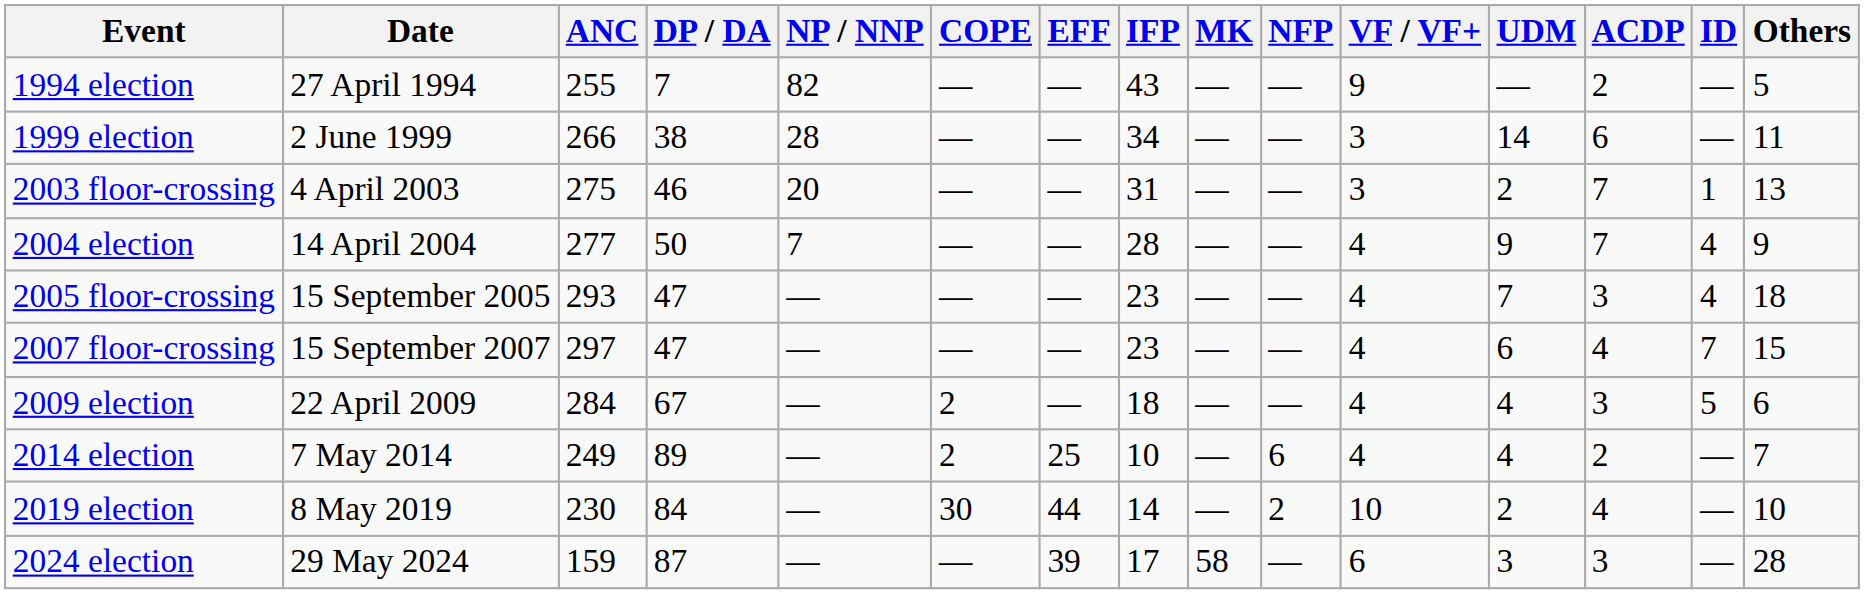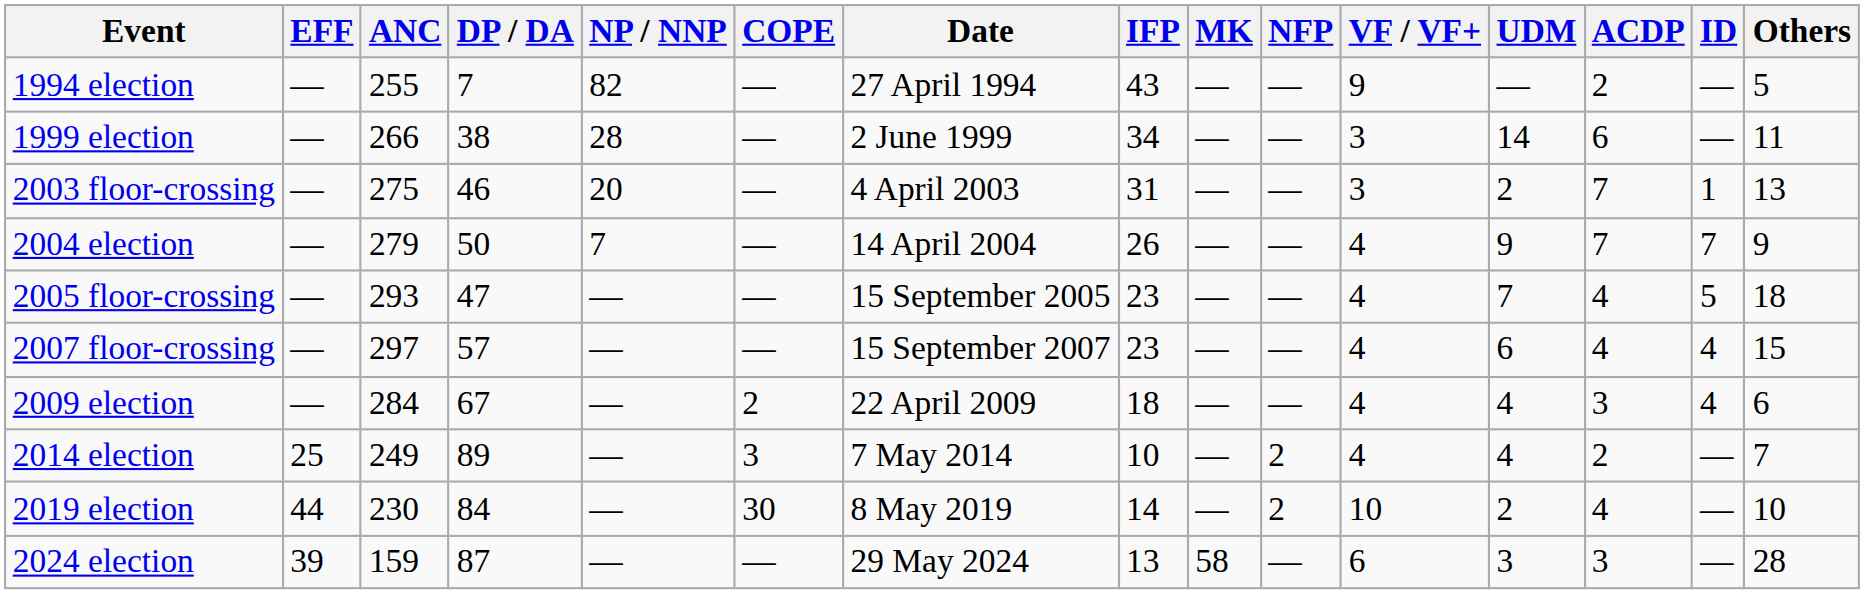columns swapped: (420, 31) <-> (1079, 31)
(591, 243) 277 -> (394, 243) 279
(1143, 243) 28 -> (1143, 243) 26
(1708, 243) 4 -> (1708, 243) 7
(1600, 296) 3 -> (1600, 296) 4
(1708, 296) 4 -> (1708, 296) 5
(670, 349) 47 -> (473, 349) 57
(1708, 349) 7 -> (1708, 349) 4
(1708, 402) 5 -> (1708, 402) 4
(947, 455) 2 -> (751, 455) 3
(1277, 455) 6 -> (1277, 455) 2
(1143, 561) 17 -> (1143, 561) 13
